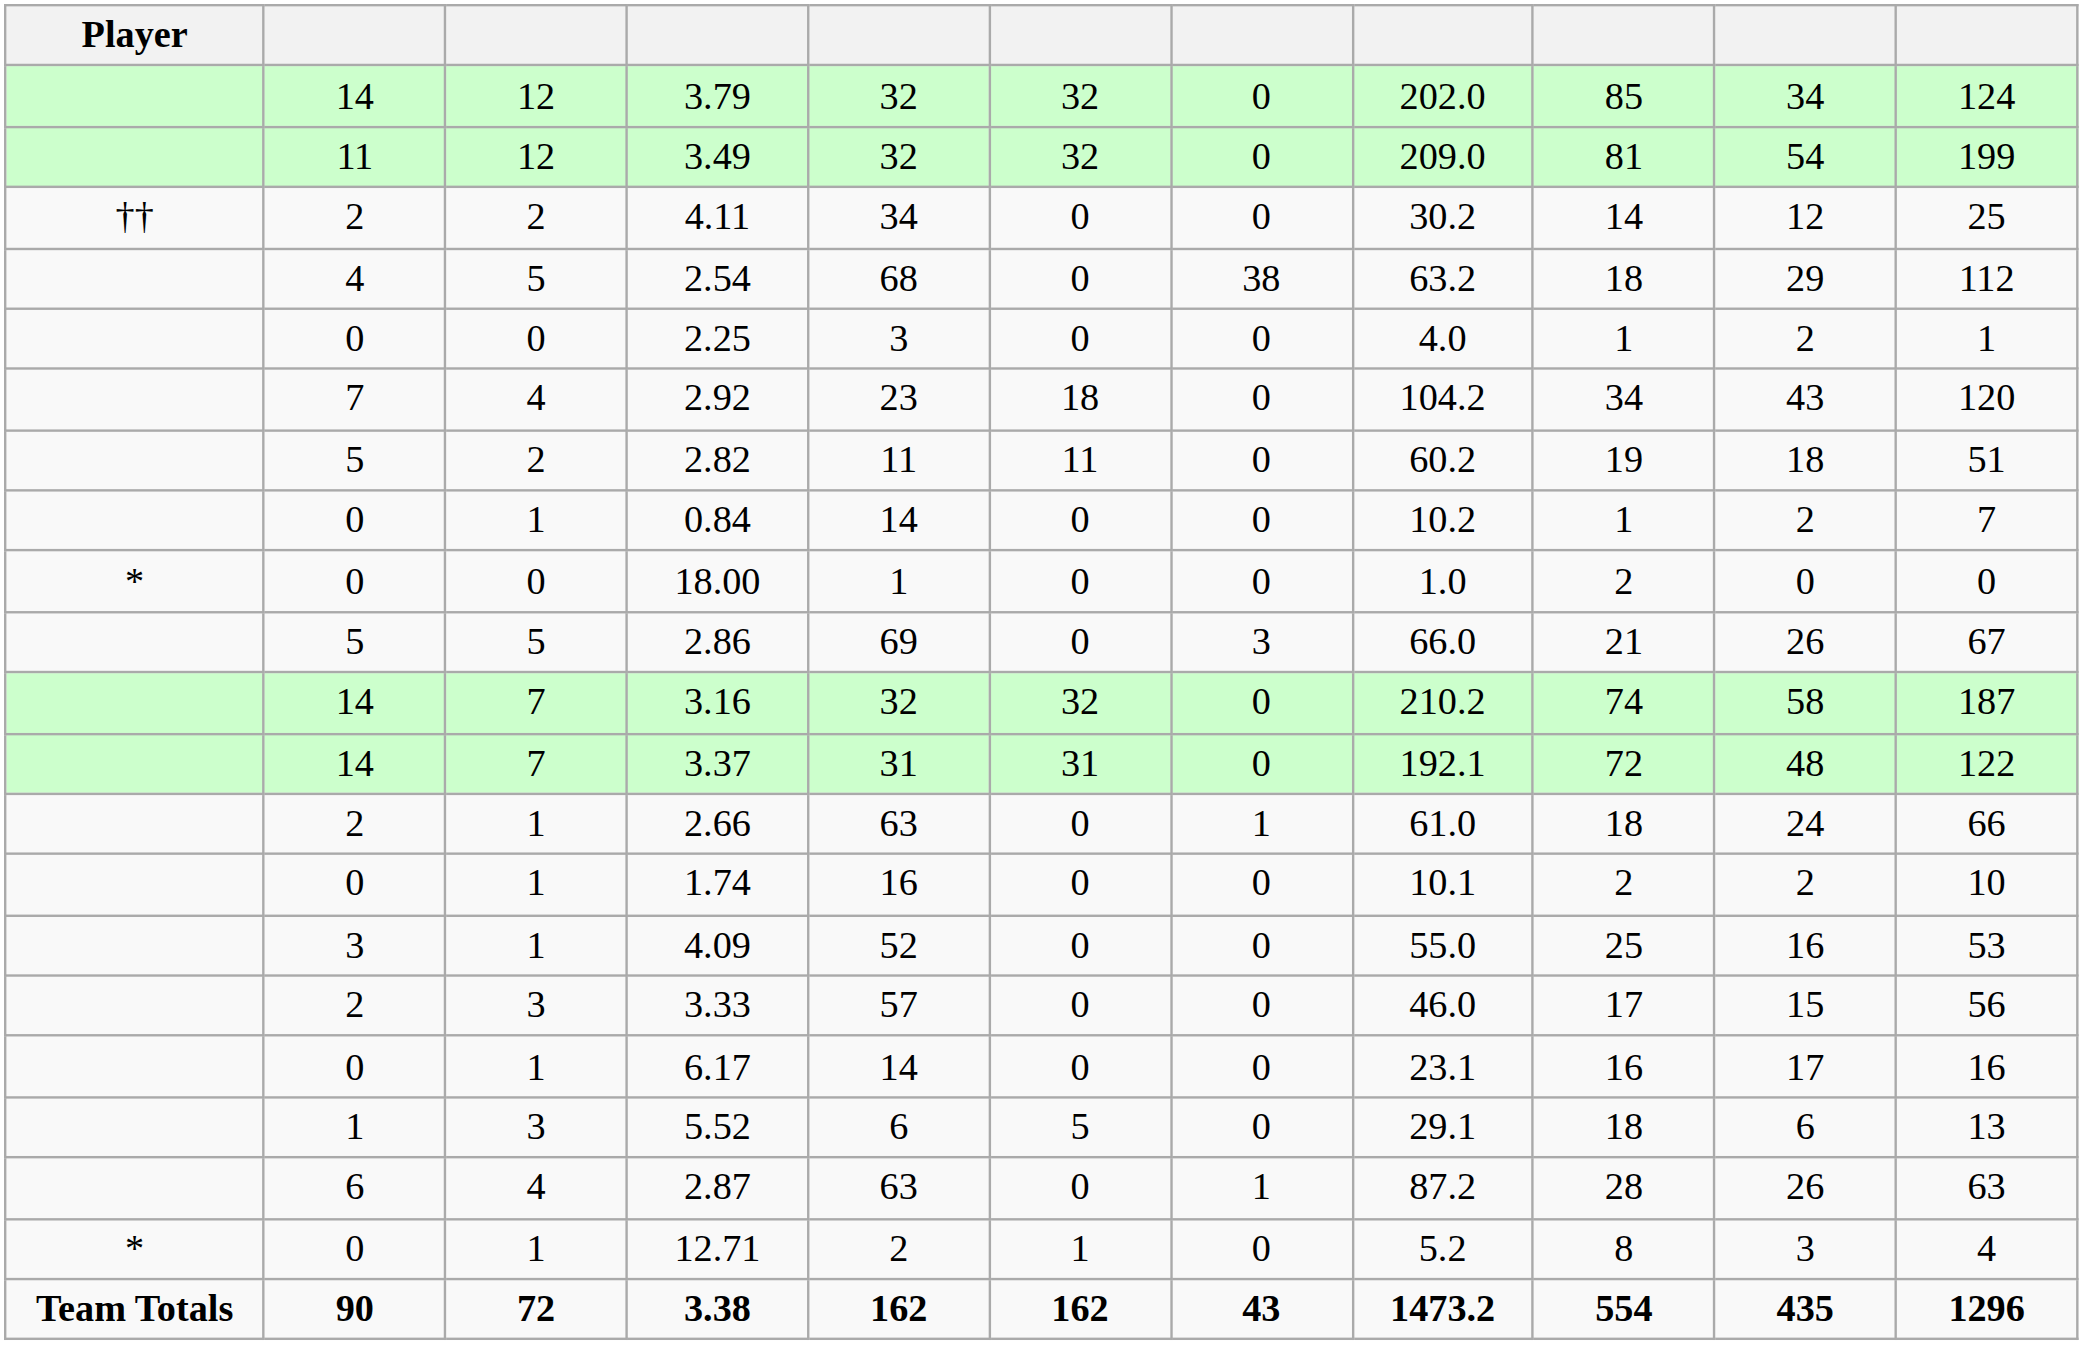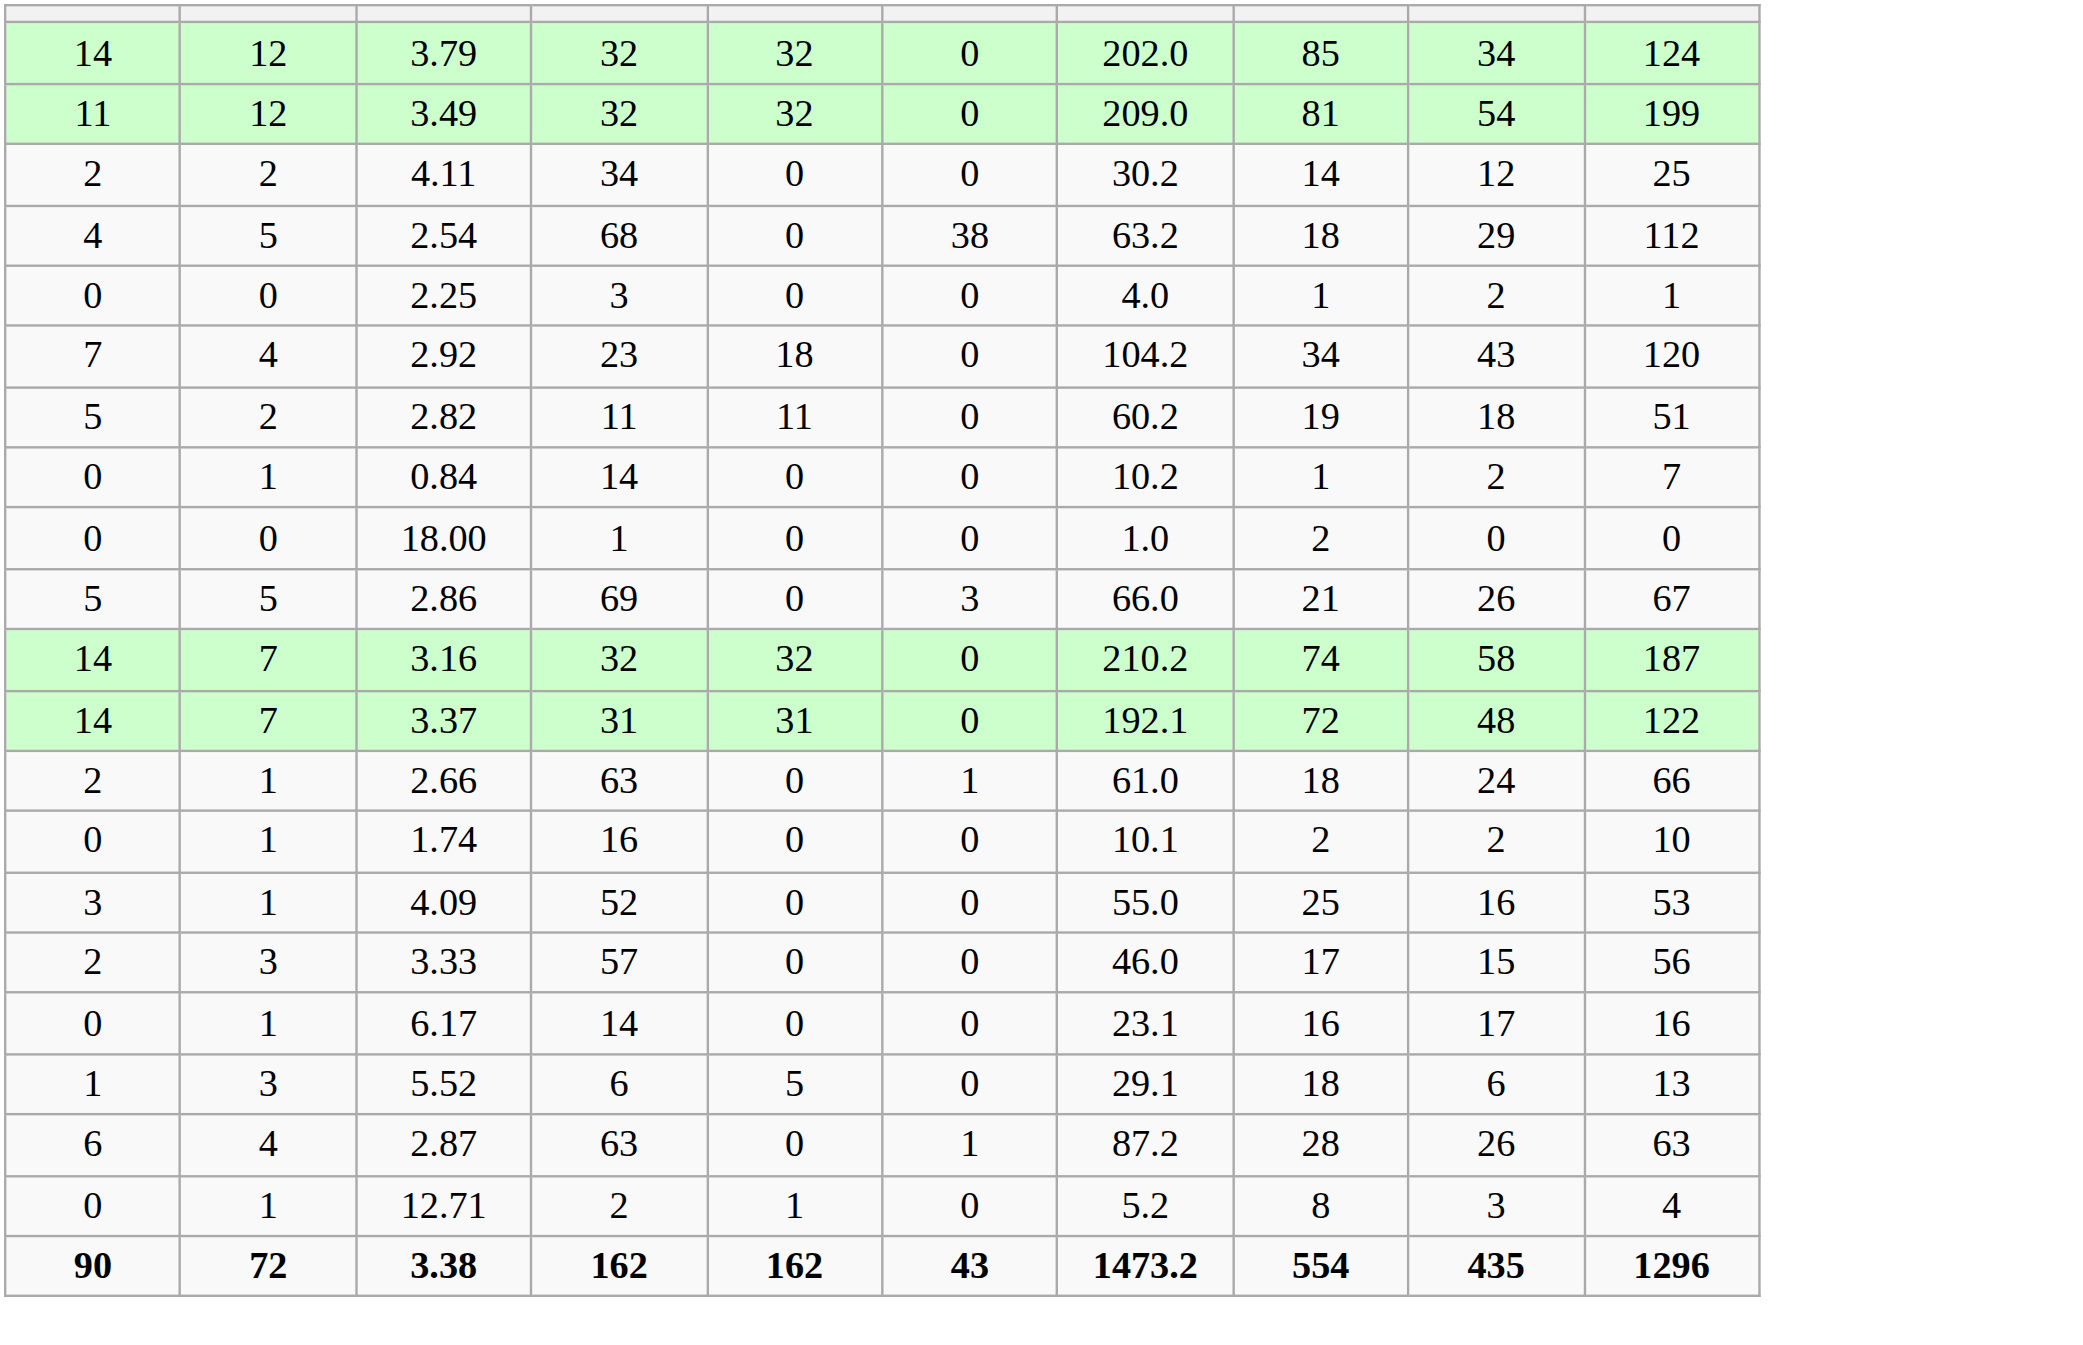- column: (135, 34)
